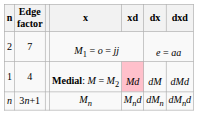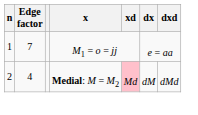(9, 46) 2 -> (9, 46) 1
(9, 76) 1 -> (9, 76) 2
- row: (86, 101)
